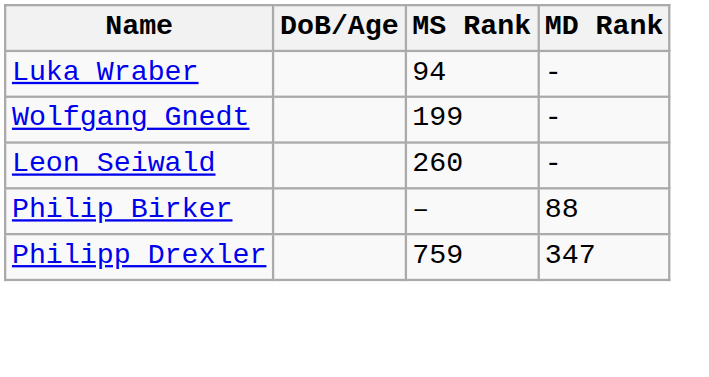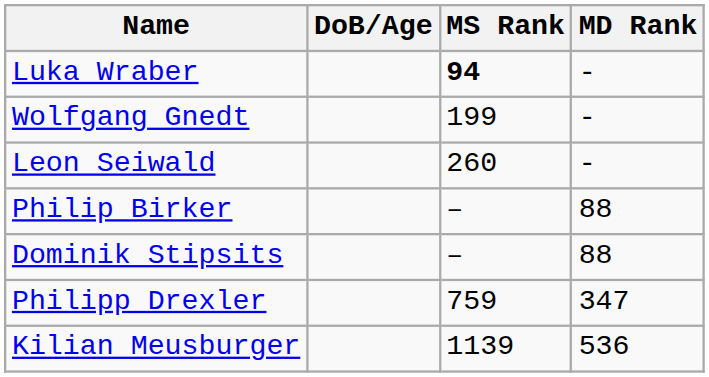(429, 74) normal -> (463, 74) bold
+ row: (148, 257)
+ row: (156, 348)
